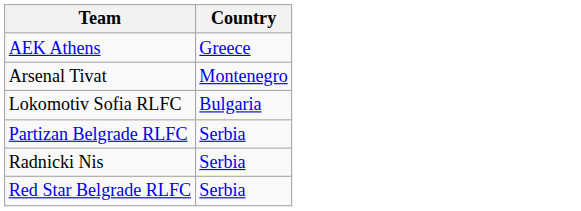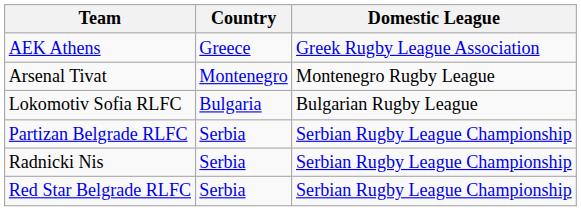+ column: (434, 18)
